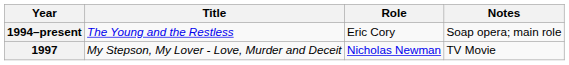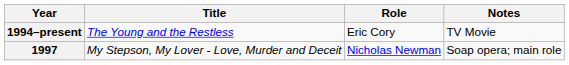(504, 32) Soap opera; main role -> (471, 32) TV Movie
(471, 50) TV Movie -> (504, 50) Soap opera; main role
